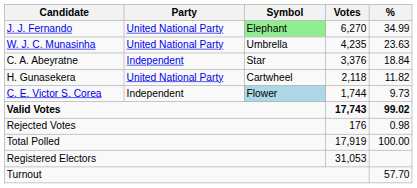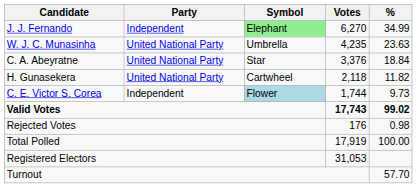(175, 28) United National Party -> (155, 28) Independent
(155, 61) Independent -> (175, 61) United National Party
